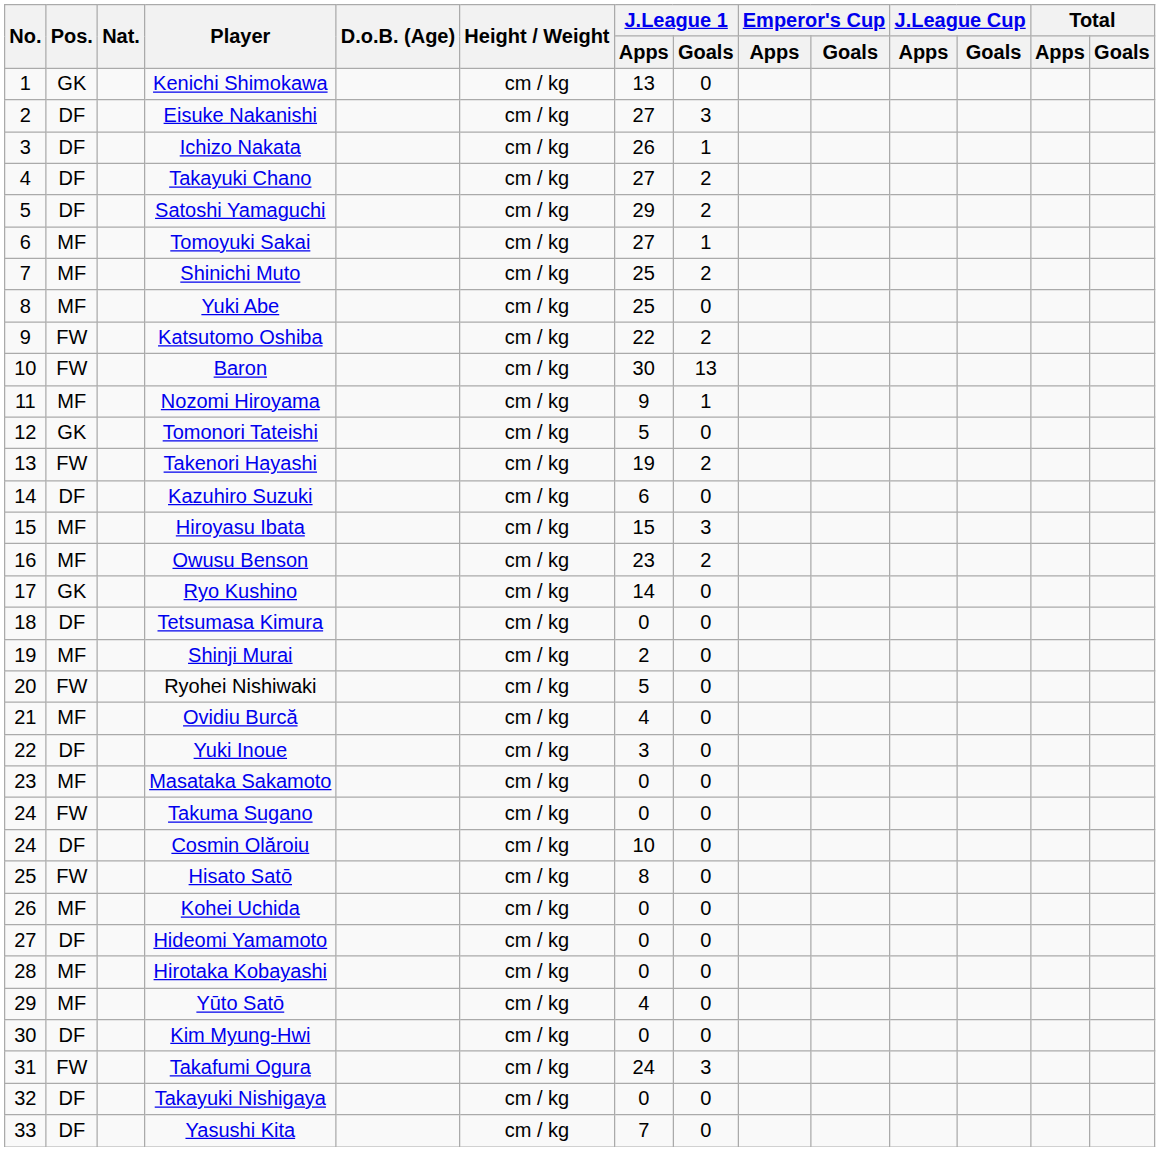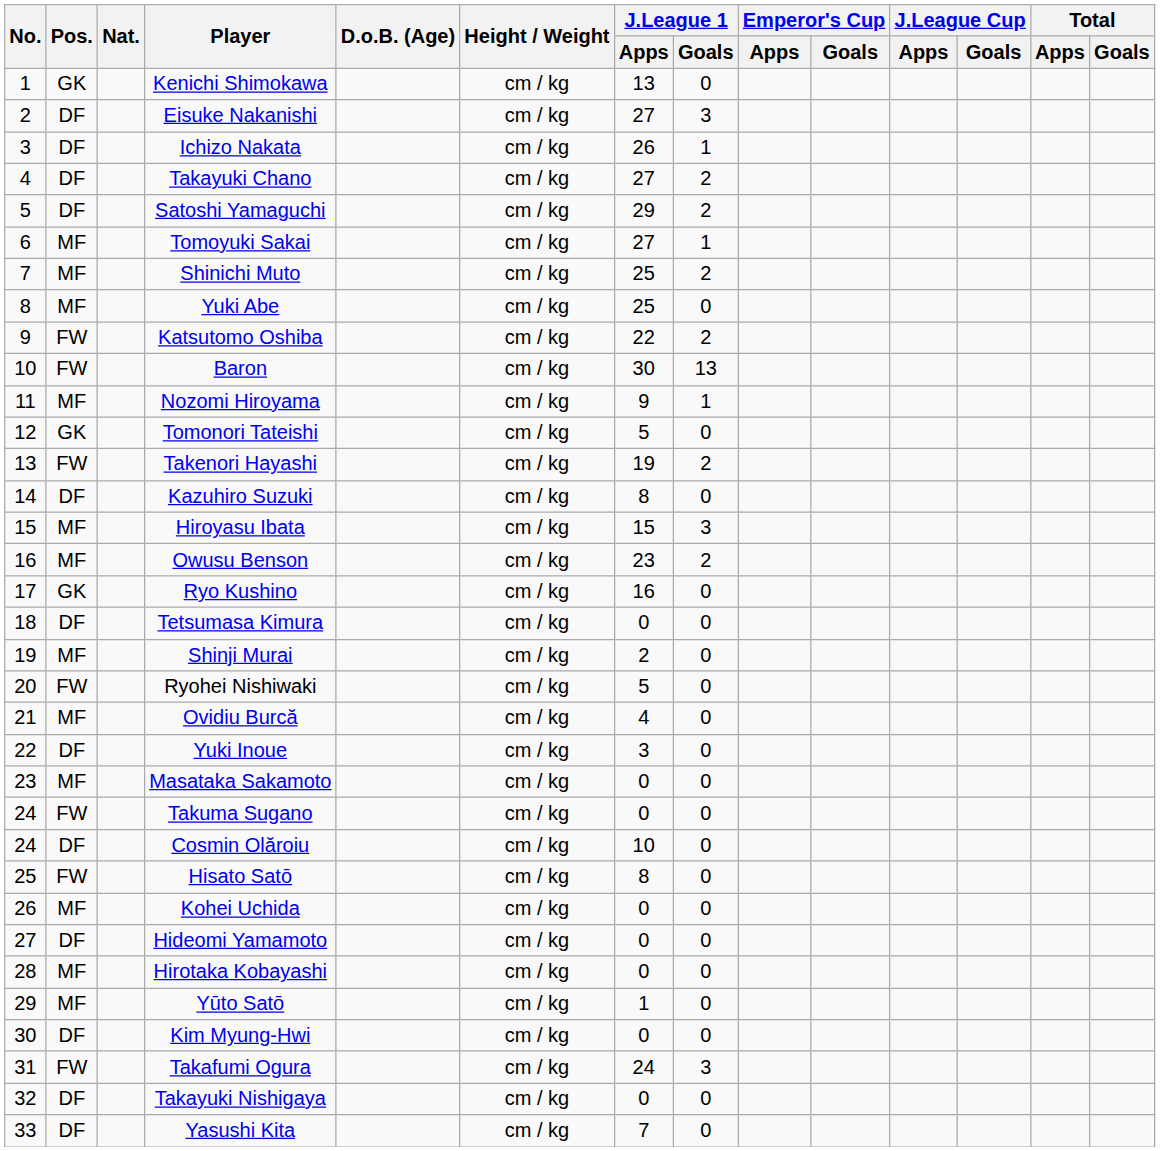(644, 496) 6 -> (644, 496) 8
(644, 591) 14 -> (644, 591) 16
(644, 1003) 4 -> (644, 1003) 1
